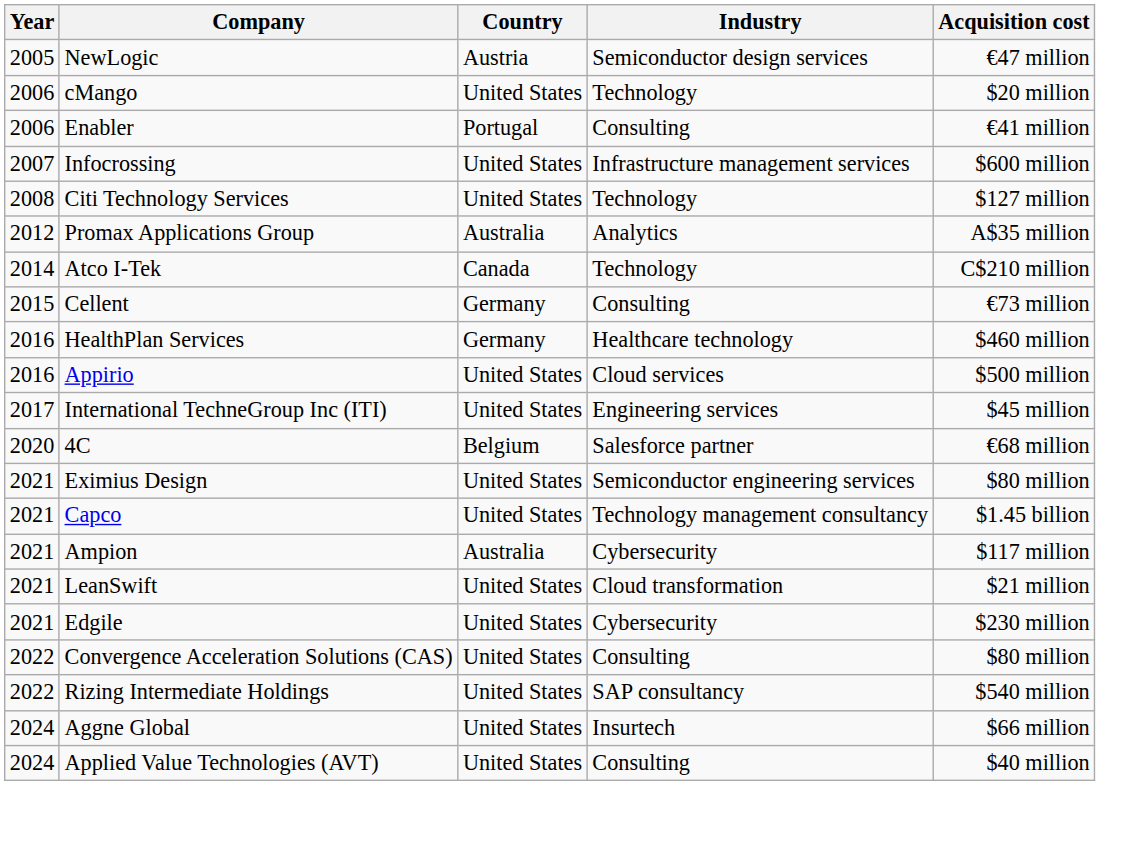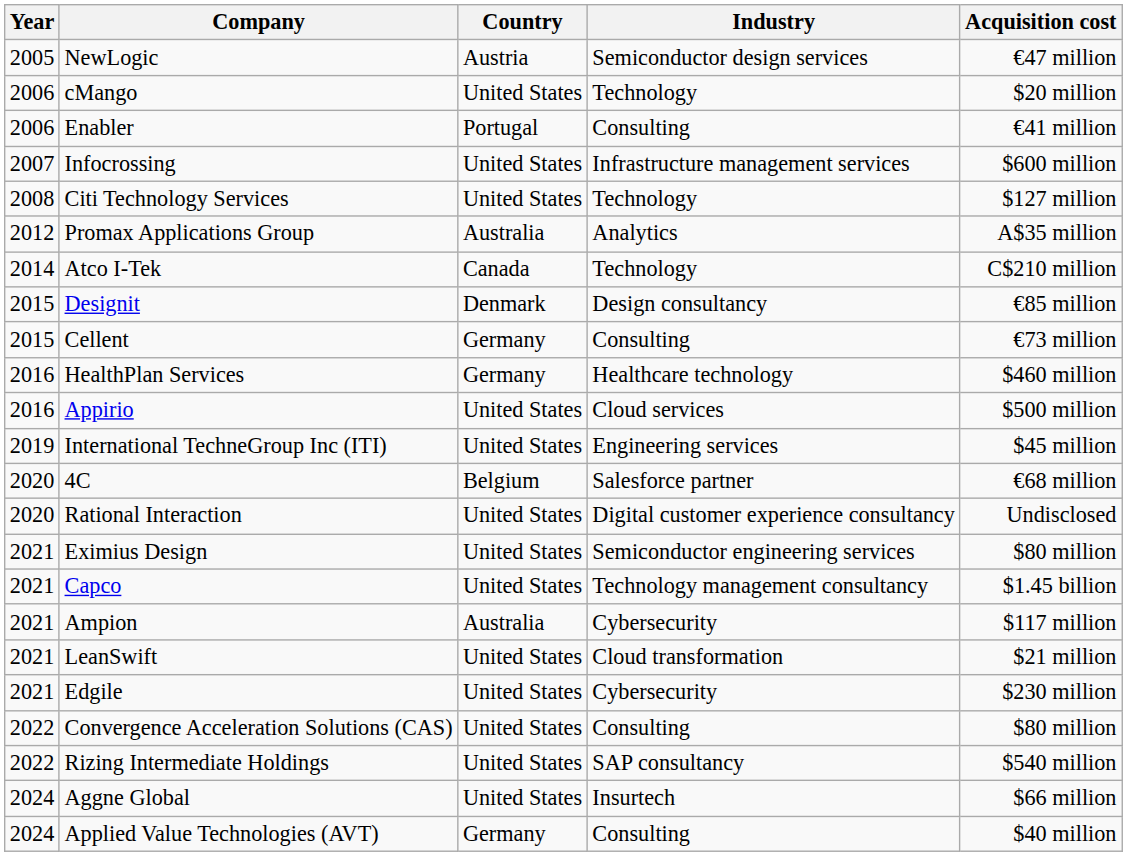+ row: (102, 304)
(32, 410) 2017 -> (32, 445) 2019
+ row: (153, 515)
(523, 762) United States -> (504, 833) Germany
